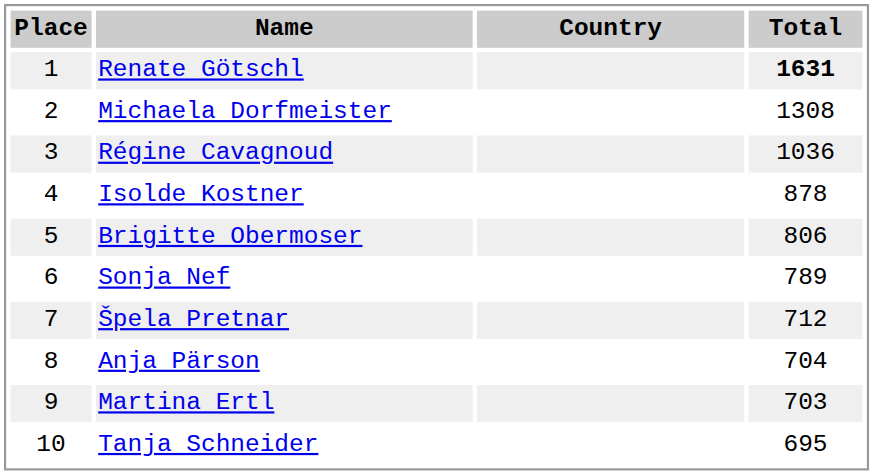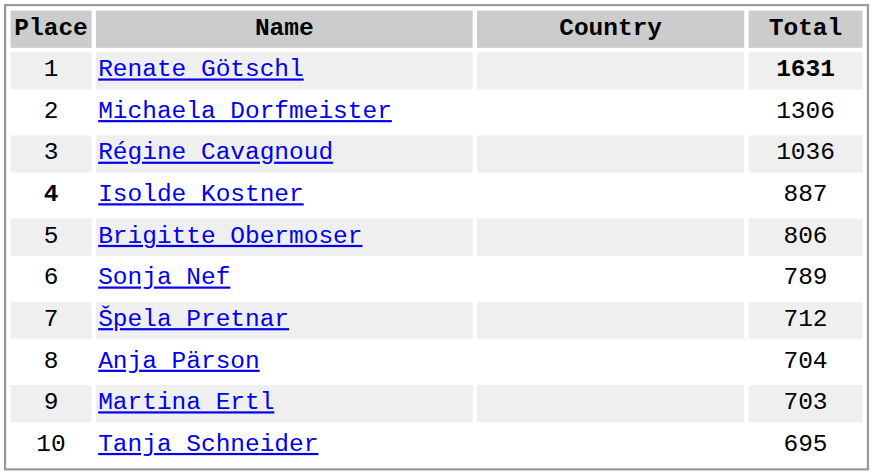(806, 111) 1308 -> (806, 111) 1306
(51, 195) normal -> (51, 195) bold
(806, 195) 878 -> (806, 195) 887
